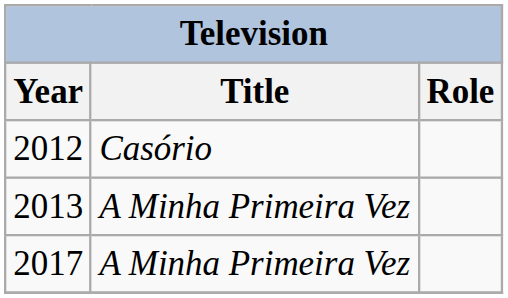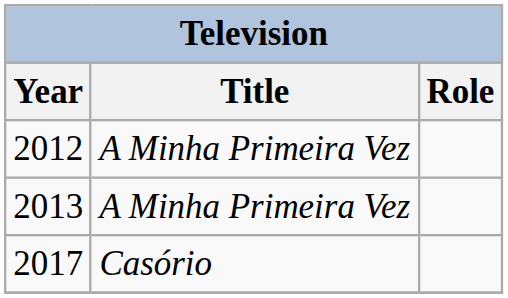(156, 148) Casório -> (255, 148) A Minha Primeira Vez
(255, 264) A Minha Primeira Vez -> (156, 264) Casório
